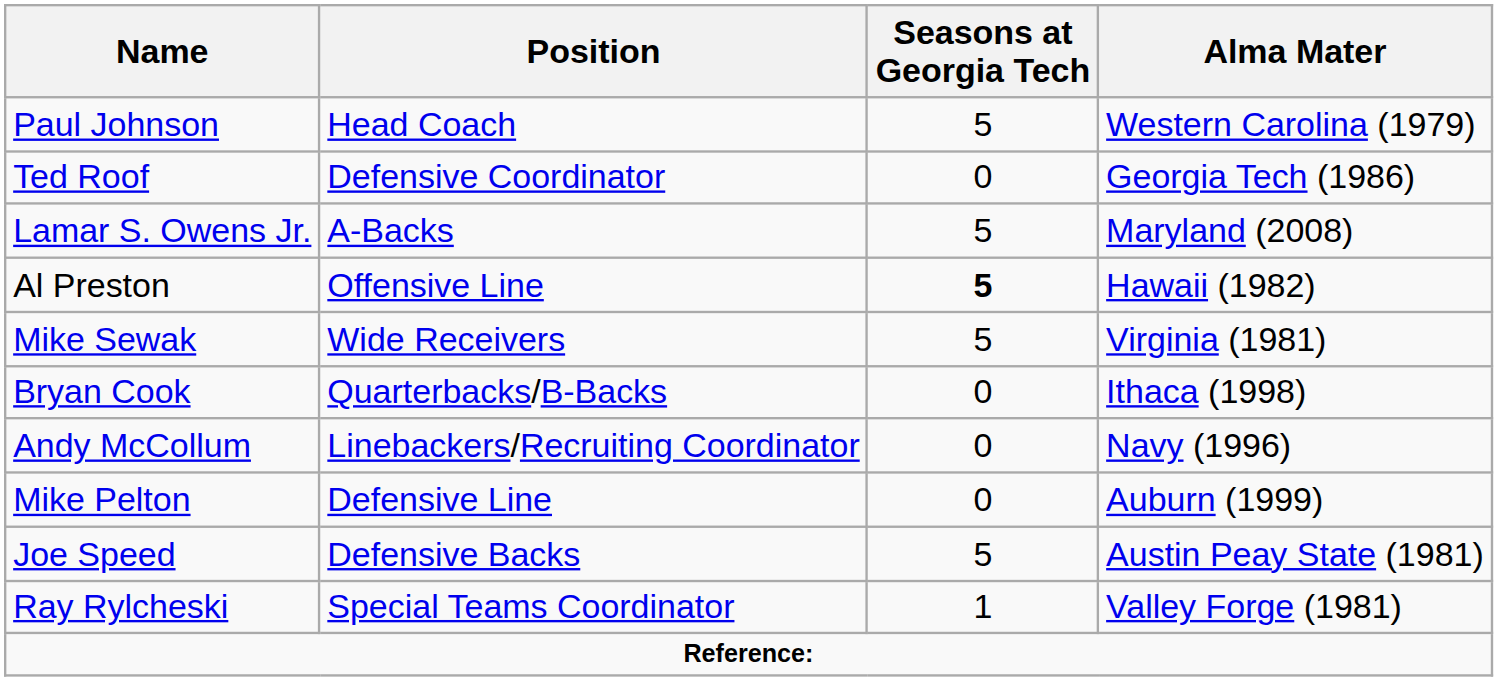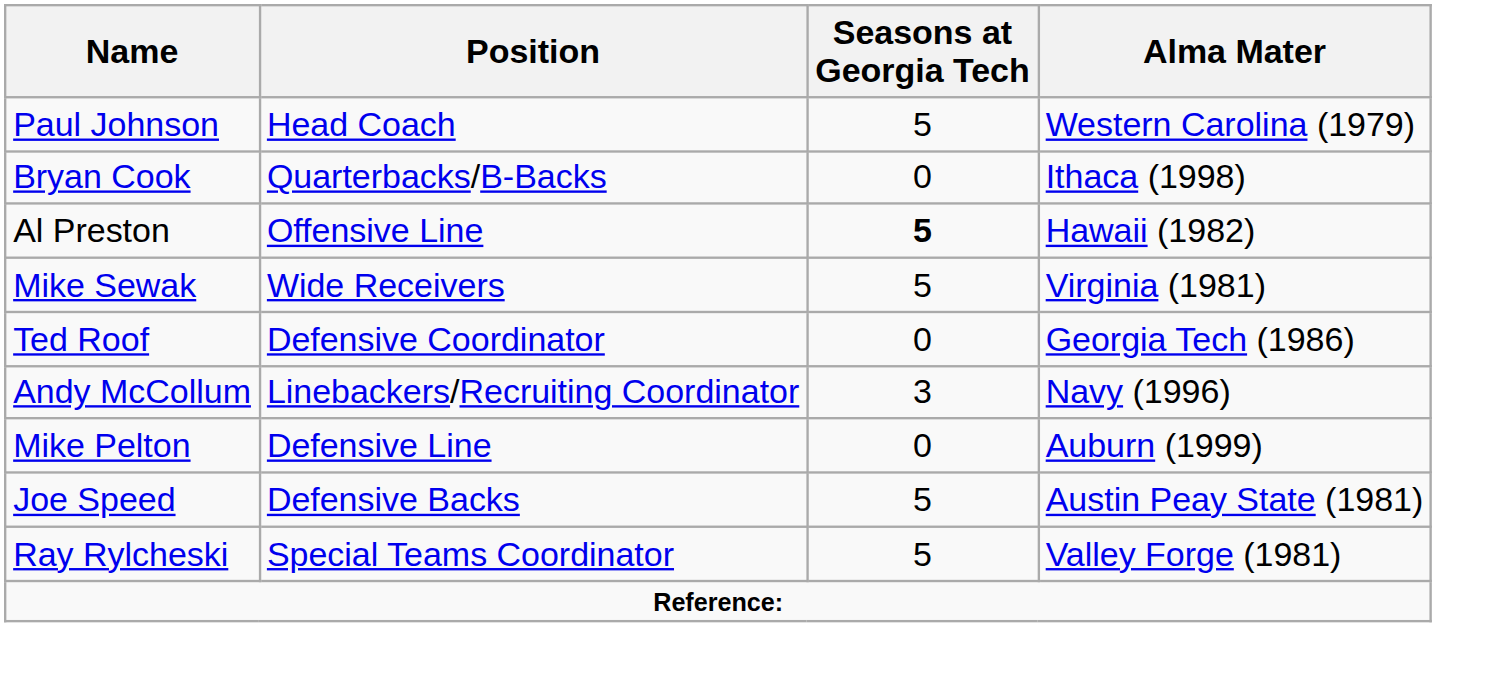rows swapped: (102, 392) <-> (81, 178)
- row: (162, 231)
(983, 446) 0 -> (922, 392) 3
(983, 607) 1 -> (922, 553) 5
